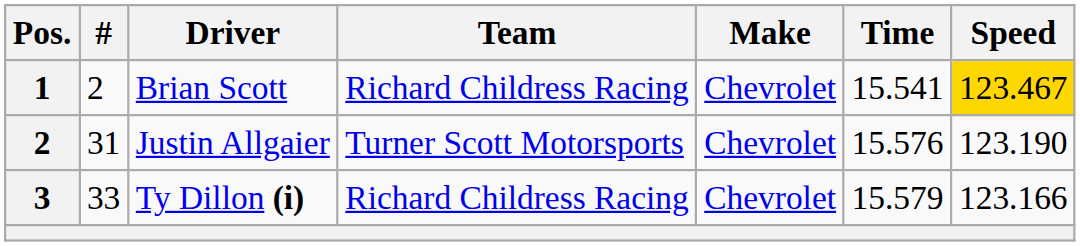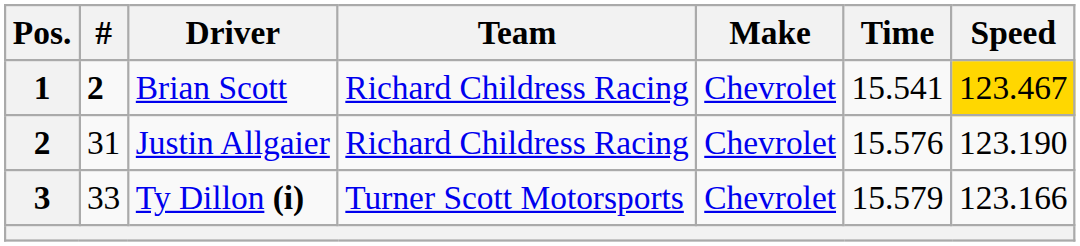(95, 87) normal -> (95, 87) bold
(515, 142) Turner Scott Motorsports -> (517, 142) Richard Childress Racing
(517, 197) Richard Childress Racing -> (515, 197) Turner Scott Motorsports
